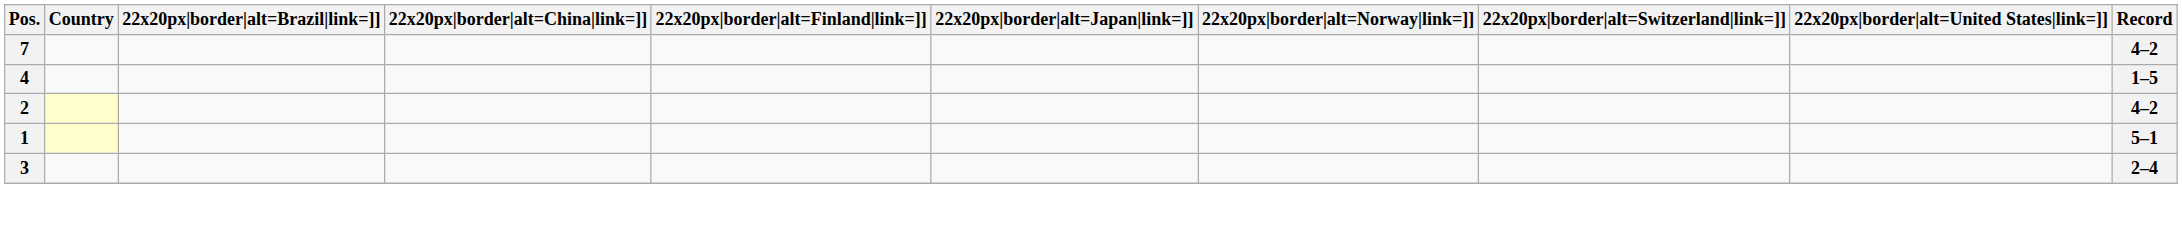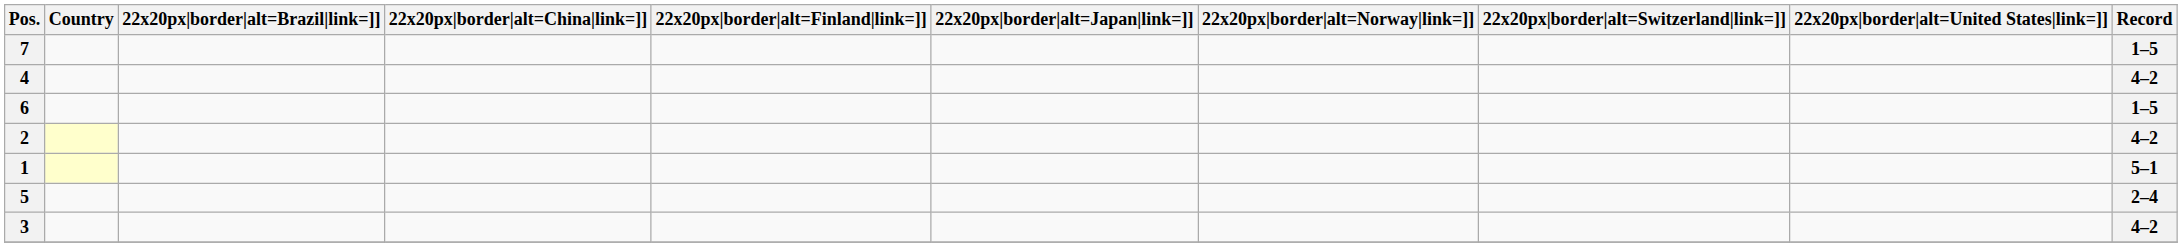(2144, 49) 4–2 -> (2144, 49) 1–5
(2144, 79) 1–5 -> (2144, 79) 4–2
+ row: (25, 108)
+ row: (25, 197)
(2144, 168) 2–4 -> (2144, 227) 4–2
